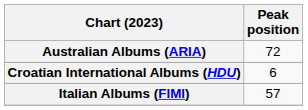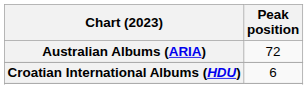- row: (124, 94)
